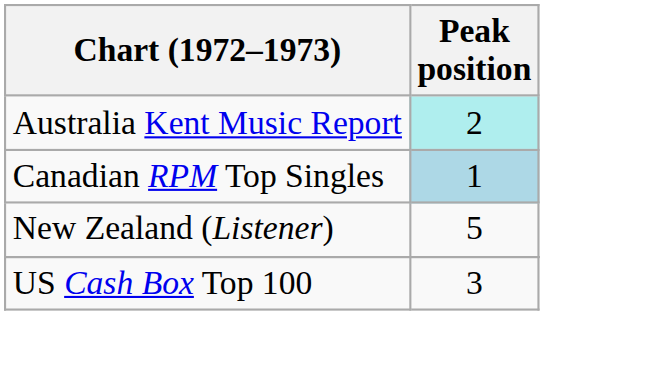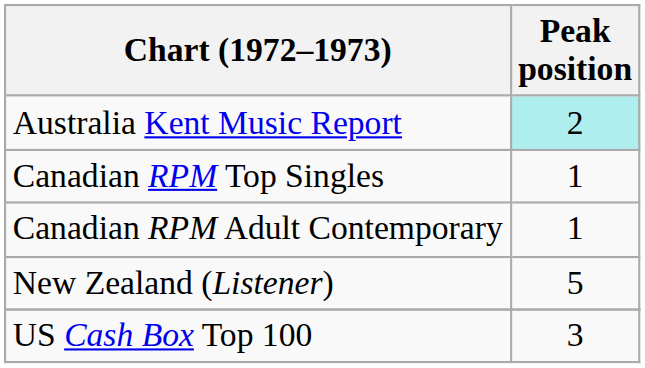(474, 175) lightblue background -> (575, 175) no background
+ row: (258, 228)
